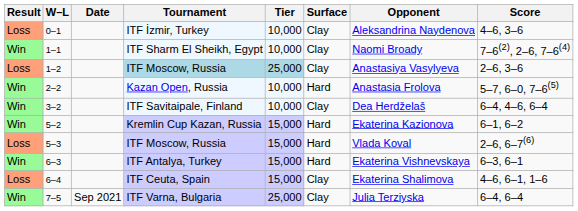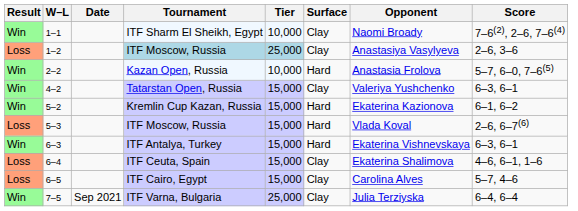- row: (53, 31)
- row: (53, 107)
+ row: (53, 89)
+ row: (53, 180)
